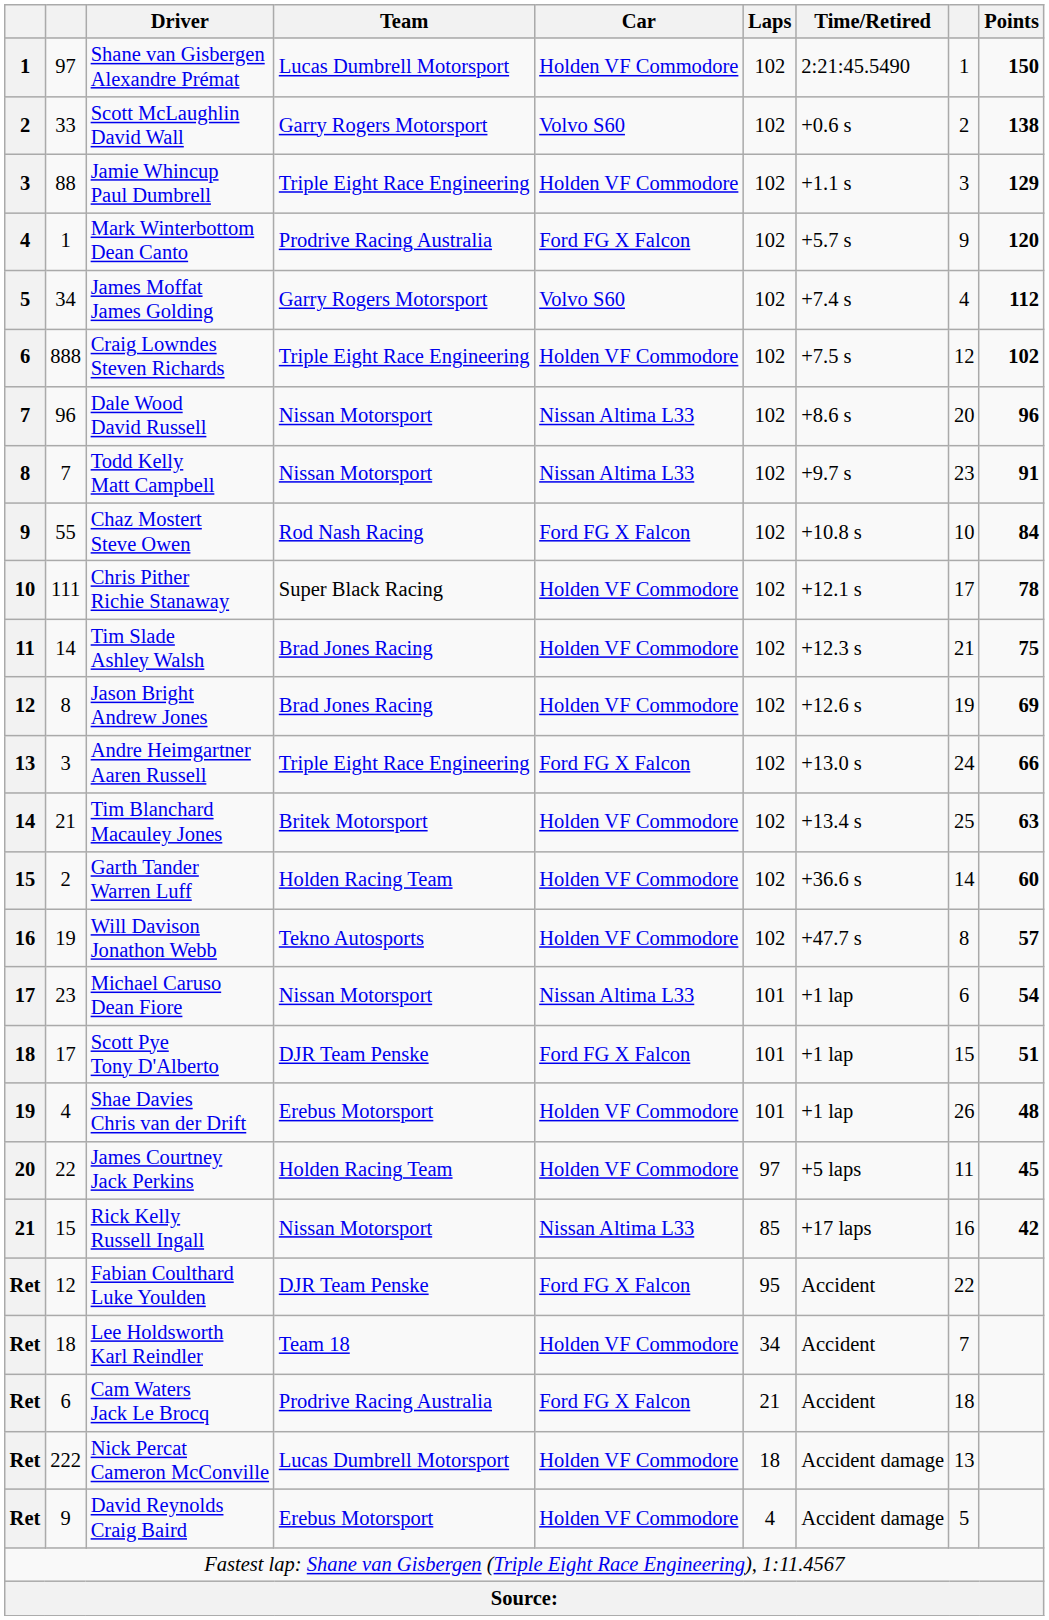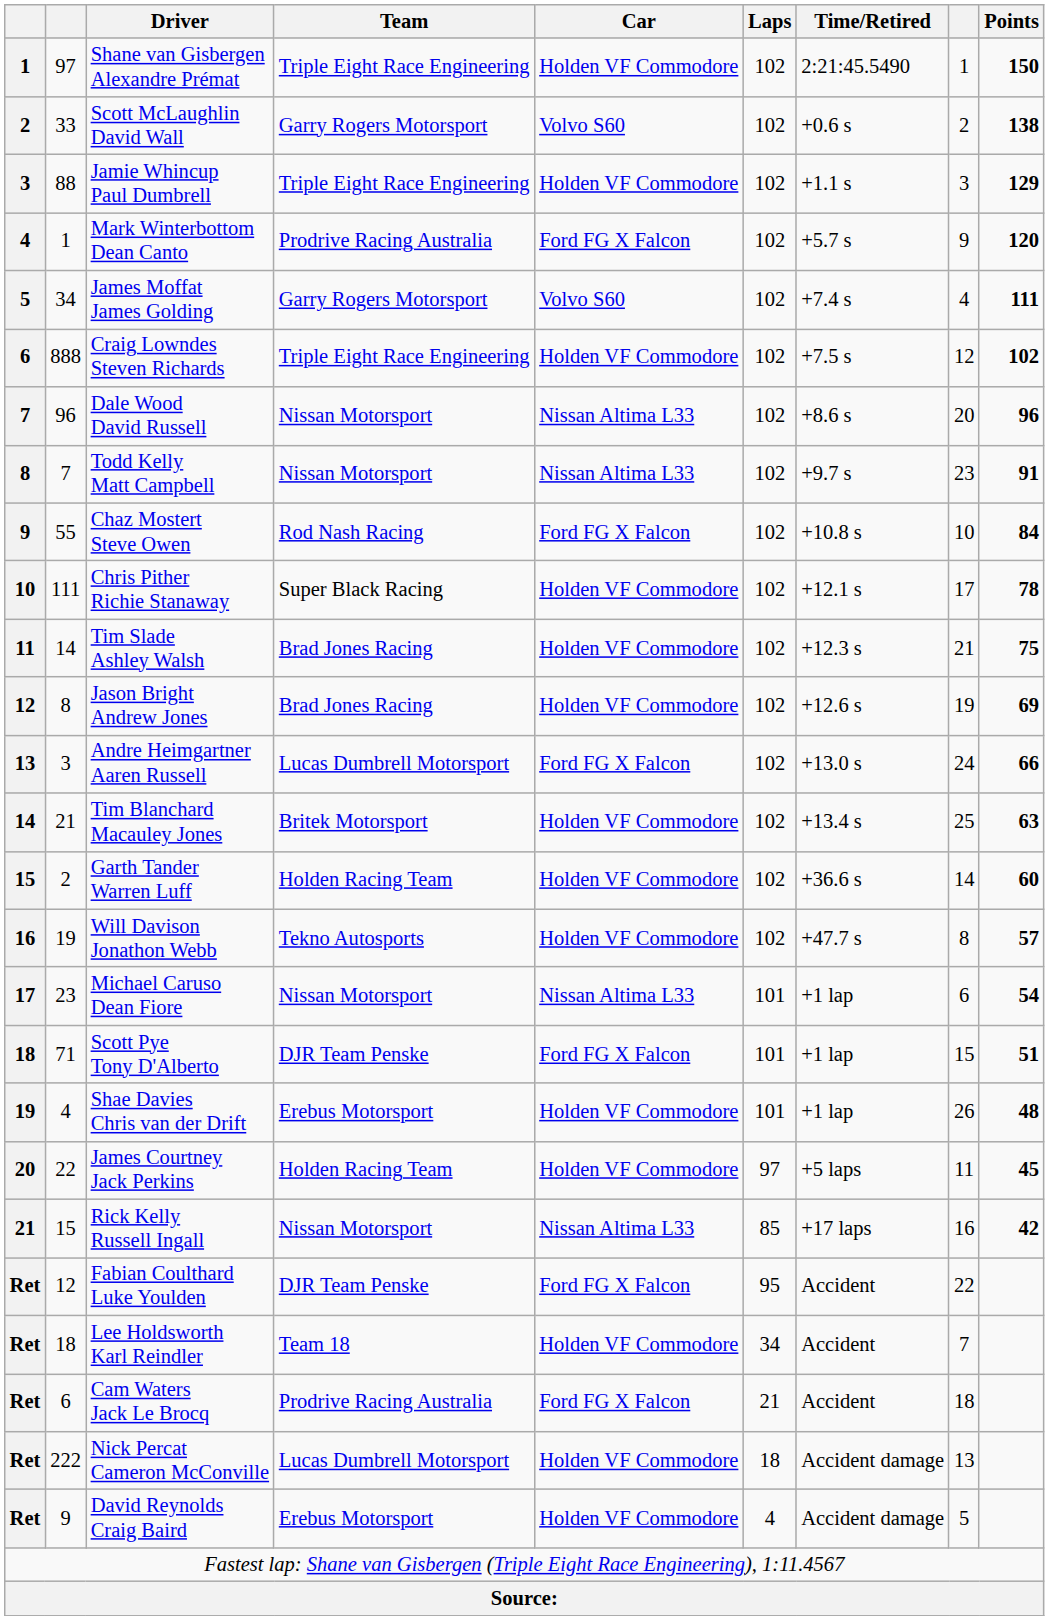(394, 66) Lucas Dumbrell Motorsport -> (404, 66) Triple Eight Race Engineering
(1024, 299) 112 -> (1025, 299) 111
(404, 763) Triple Eight Race Engineering -> (394, 763) Lucas Dumbrell Motorsport
(66, 1053) 17 -> (66, 1053) 71
